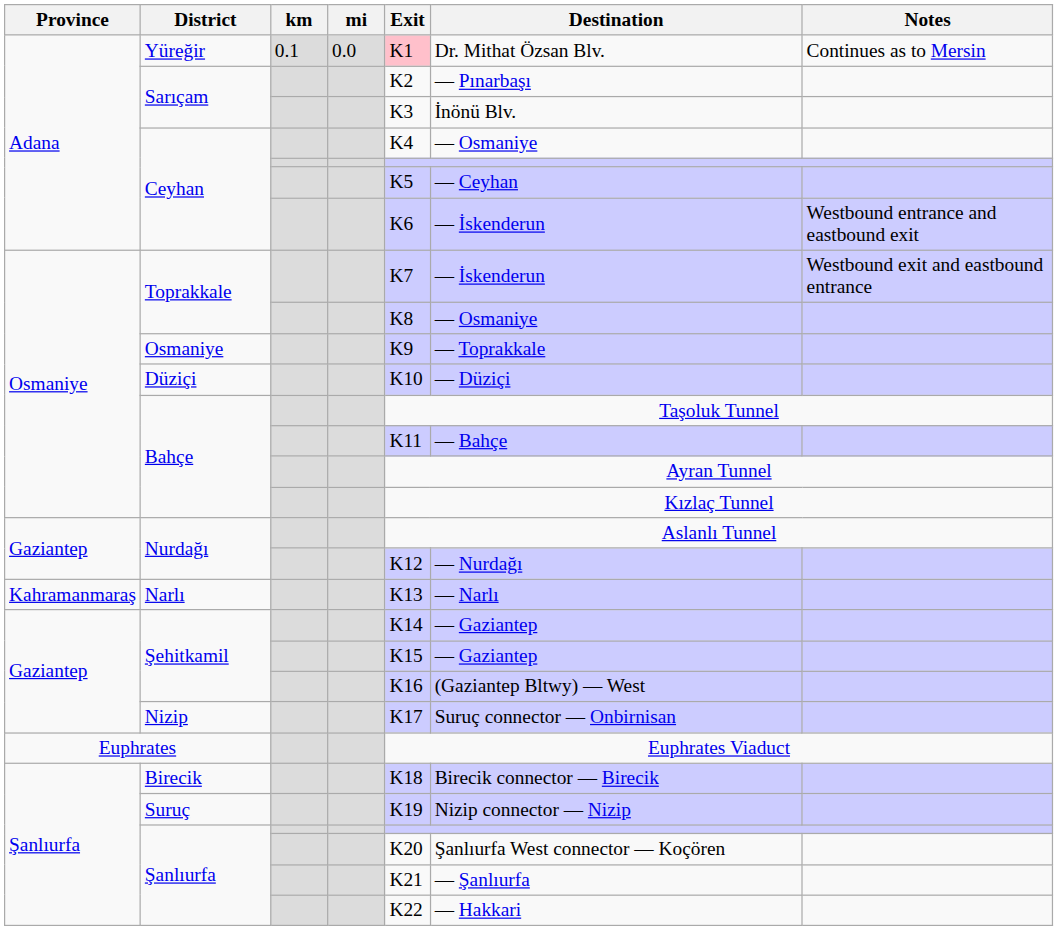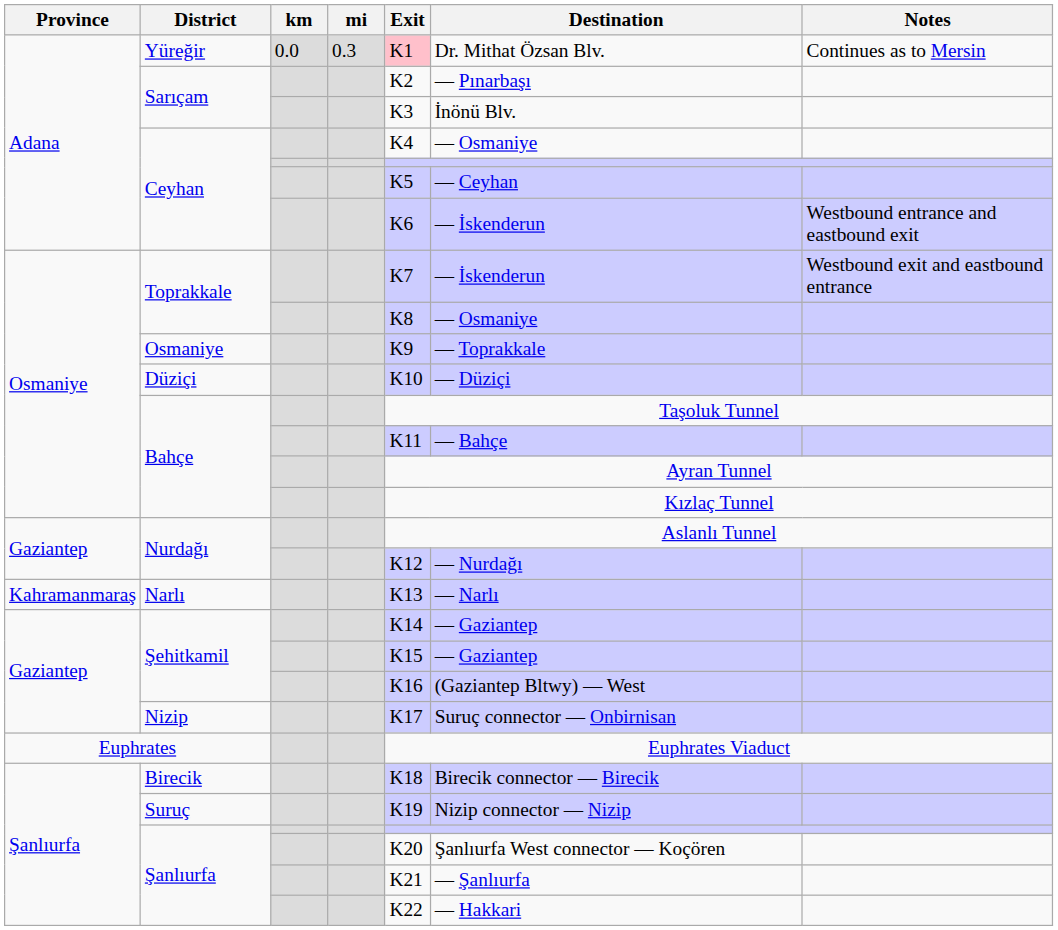(287, 50) 0.1 -> (287, 50) 0.0
(344, 50) 0.0 -> (344, 50) 0.3
